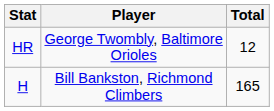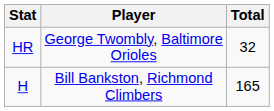(248, 47) 12 -> (248, 47) 32
